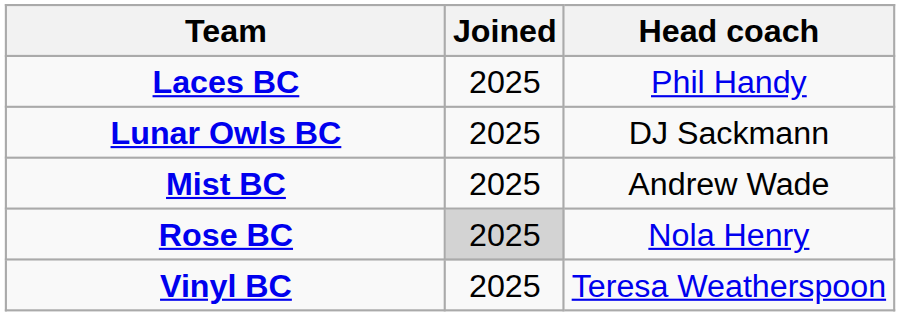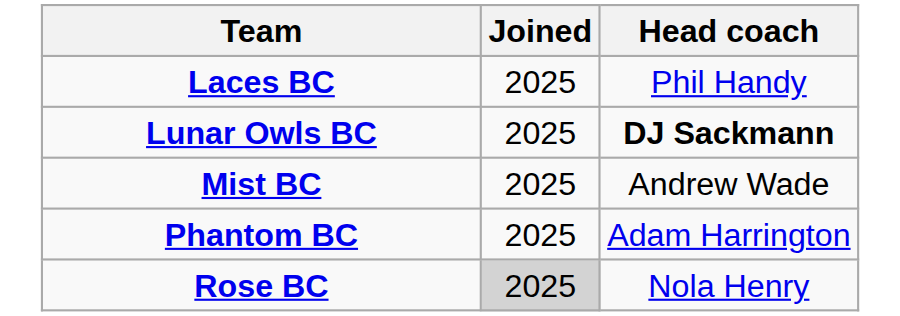(729, 133) normal -> (729, 133) bold
+ row: (261, 235)
- row: (226, 286)
